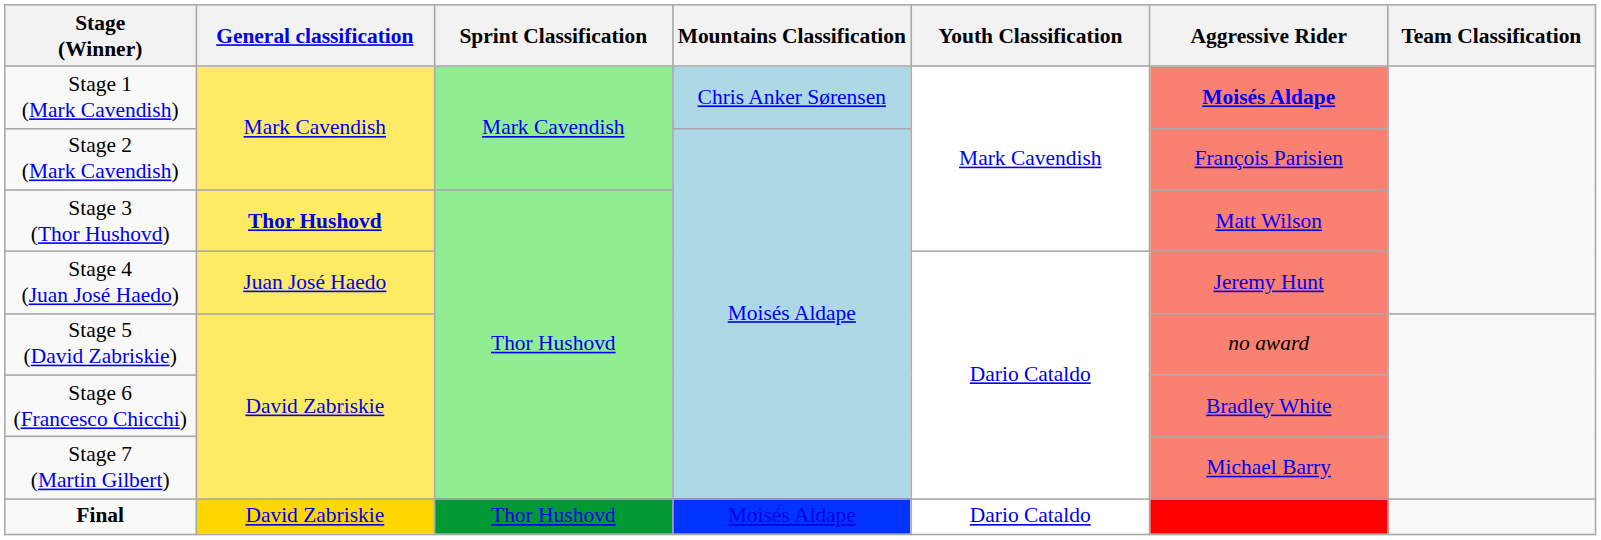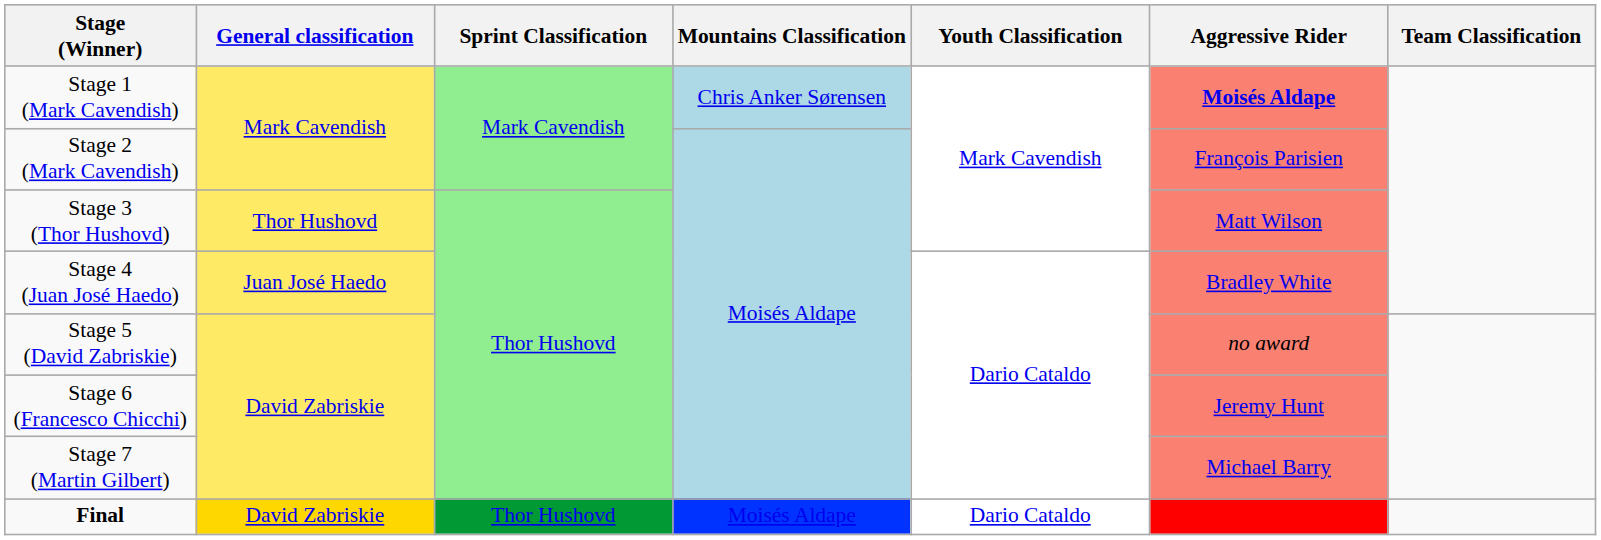(315, 220) bold -> (315, 220) normal
(1269, 282) Jeremy Hunt -> (1269, 282) Bradley White
(1269, 405) Bradley White -> (1269, 405) Jeremy Hunt
